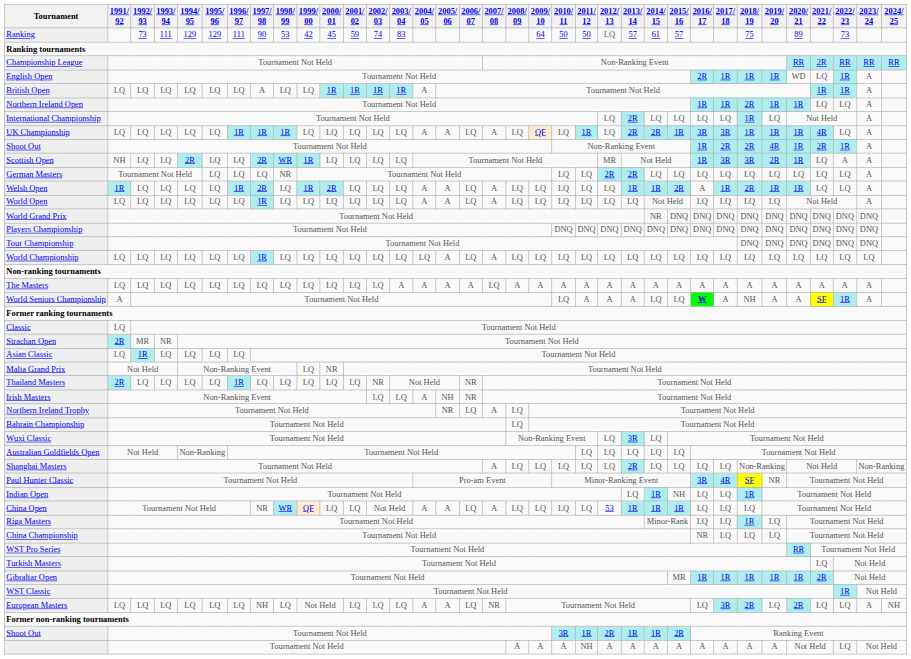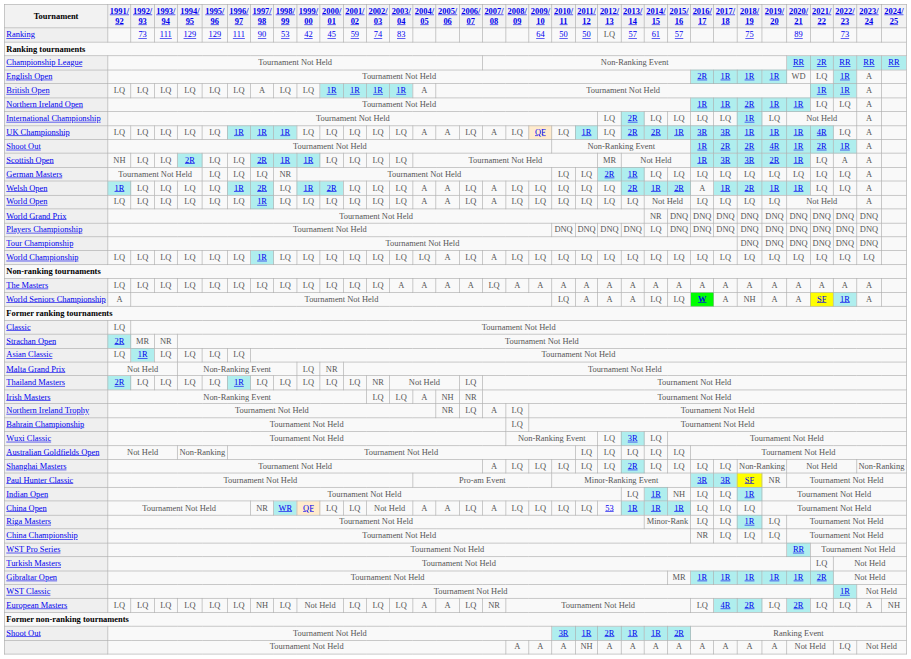(285, 160) WR -> (285, 160) 1R
(633, 173) 2R -> (633, 173) 1R
(633, 187) 1R -> (633, 187) 2R
(656, 229) DNQ -> (656, 229) LQ
(471, 382) NR -> (471, 382) LQ
(725, 480) 4R -> (725, 480) 3R
(725, 605) 3R -> (725, 605) 4R
